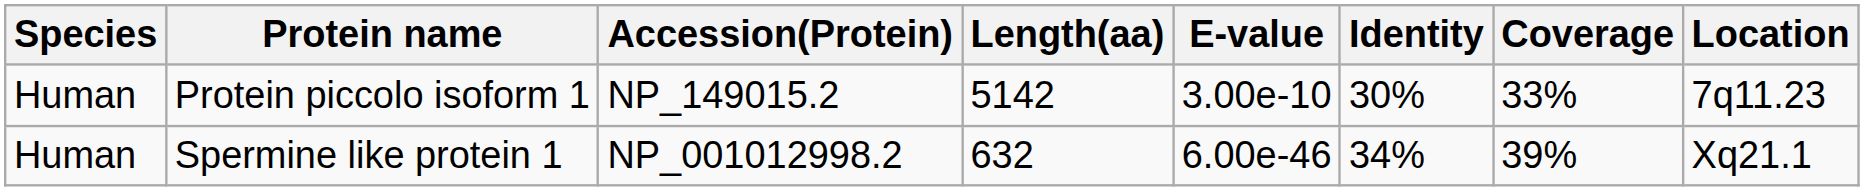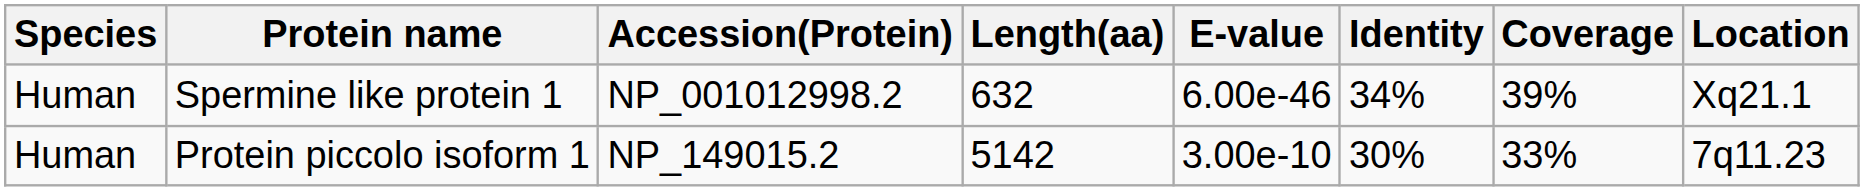rows swapped: (369, 154) <-> (382, 94)
